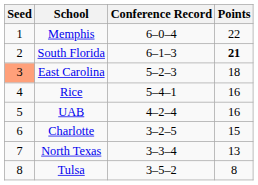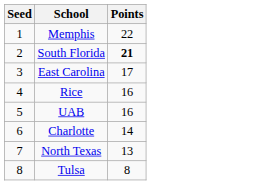- column: (161, 14)
(20, 72) lightsalmon background -> (20, 72) no background
(234, 72) 18 -> (127, 72) 17
(234, 131) 15 -> (127, 131) 14
